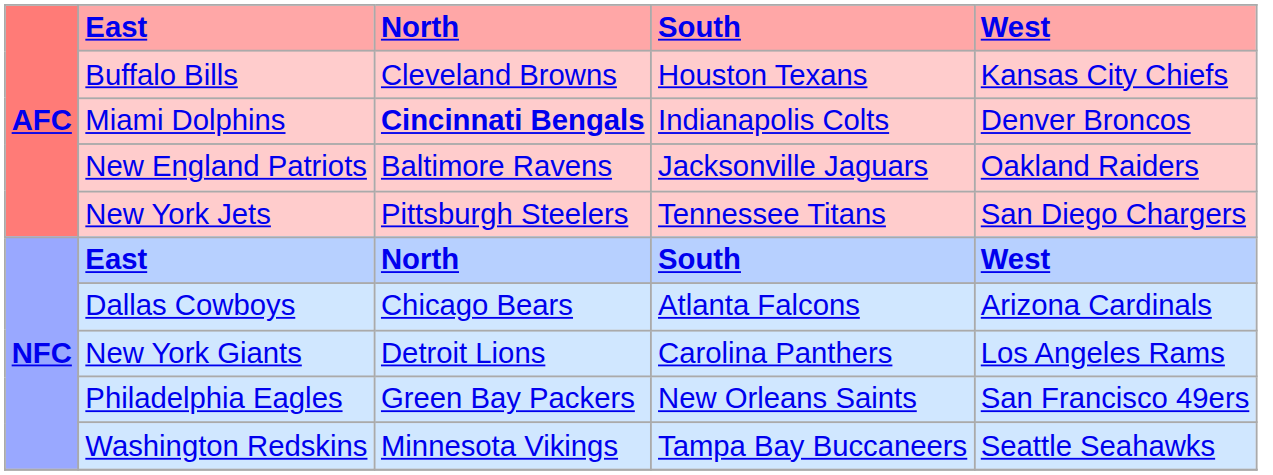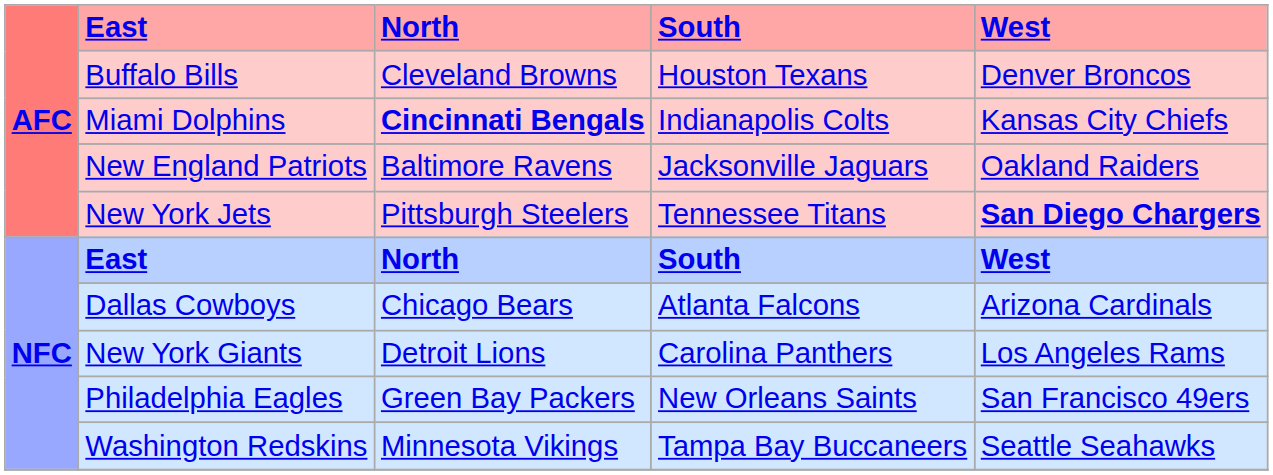(1104, 74) Kansas City Chiefs -> (1086, 74) Denver Broncos
(1086, 120) Denver Broncos -> (1104, 120) Kansas City Chiefs
(1113, 213) normal -> (1121, 213) bold
